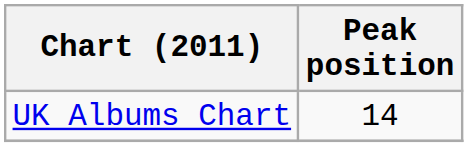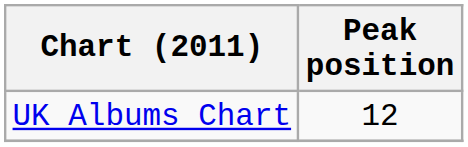(380, 117) 14 -> (380, 117) 12
